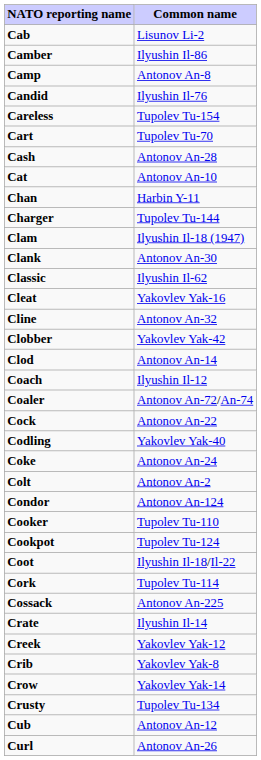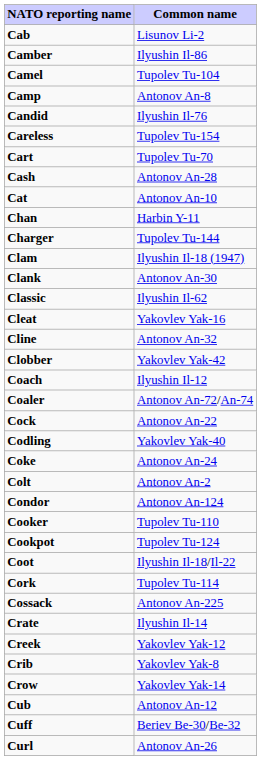+ row: (25, 75)
- row: (21, 359)
- row: (26, 704)
+ row: (20, 725)
